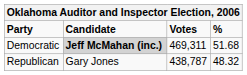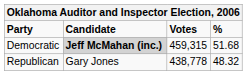(188, 45) 469,311 -> (188, 45) 459,315
(188, 62) 438,787 -> (188, 62) 438,778
